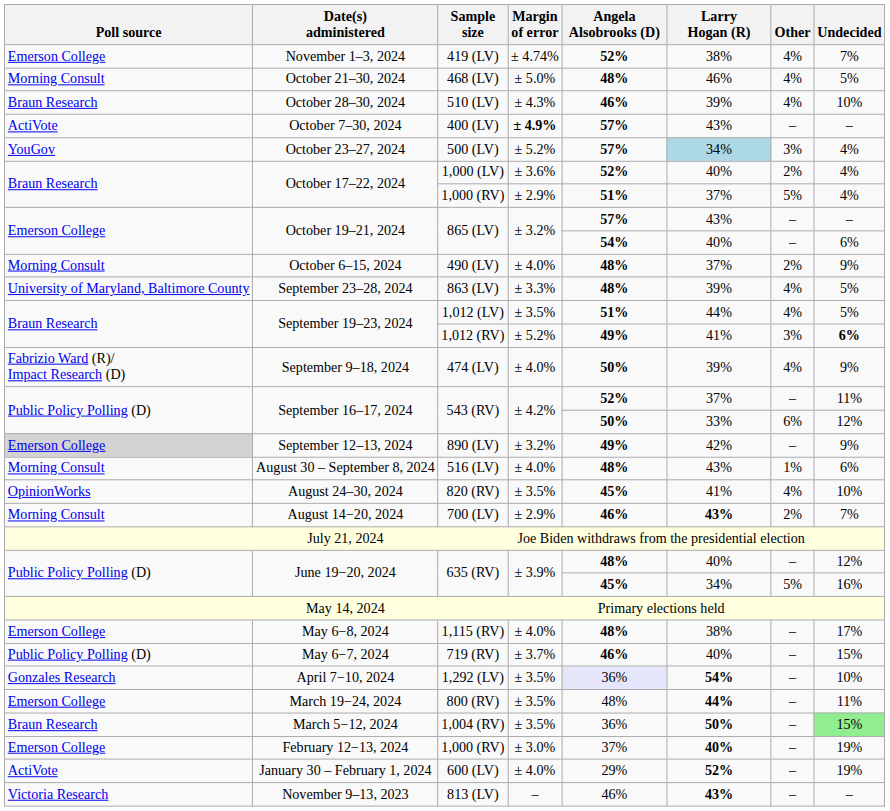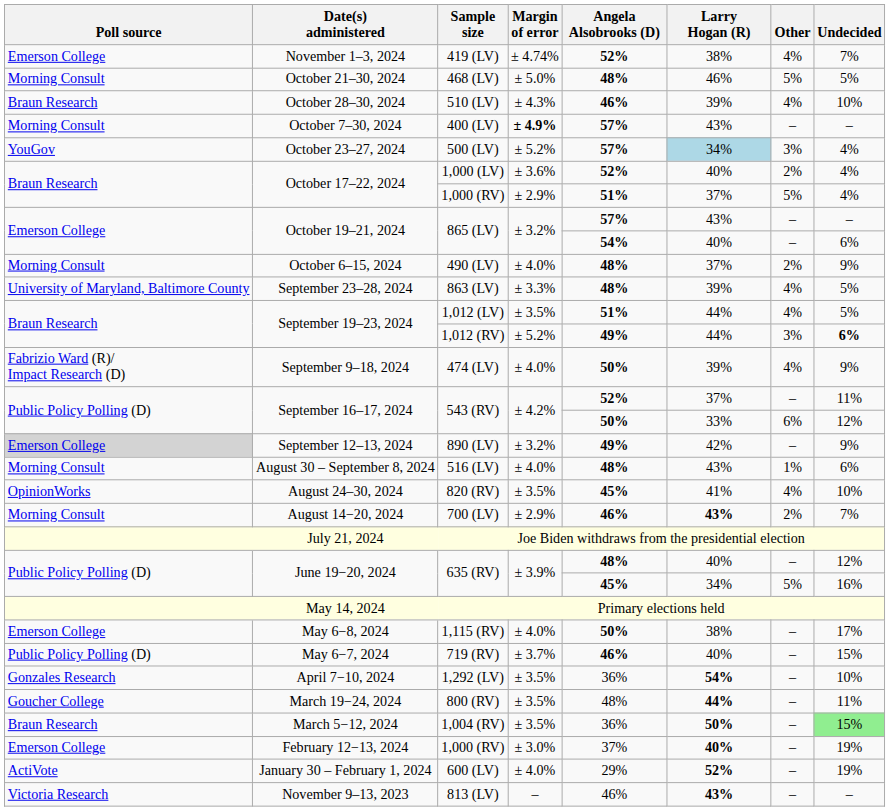(793, 79) 4% -> (793, 79) 5%
(33, 126) ActiVote -> (56, 126) Morning Consult
(719, 335) 41% -> (719, 335) 44%
(614, 631) 48% -> (614, 631) 50%
(614, 678) lavender background -> (614, 678) no background
(57, 701) Emerson College -> (56, 701) Goucher College
